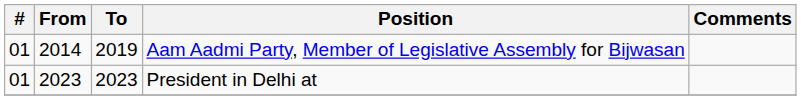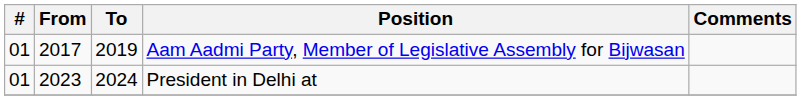(60, 49) 2014 -> (60, 49) 2017
(116, 79) 2023 -> (116, 79) 2024
